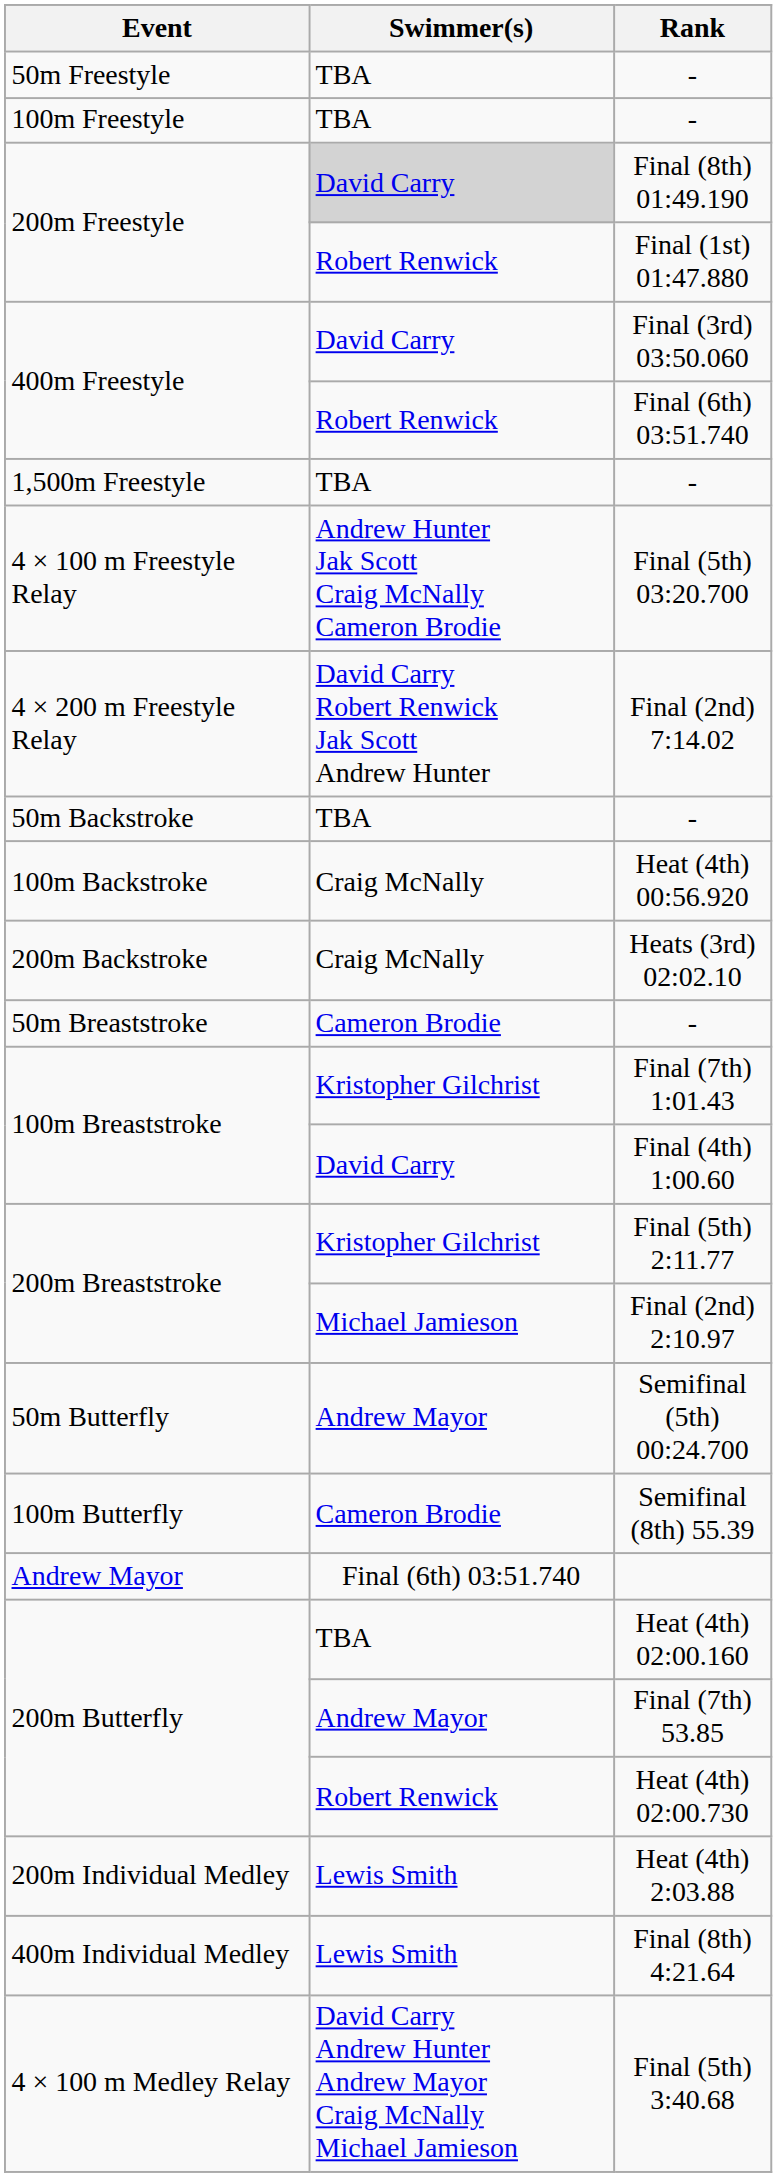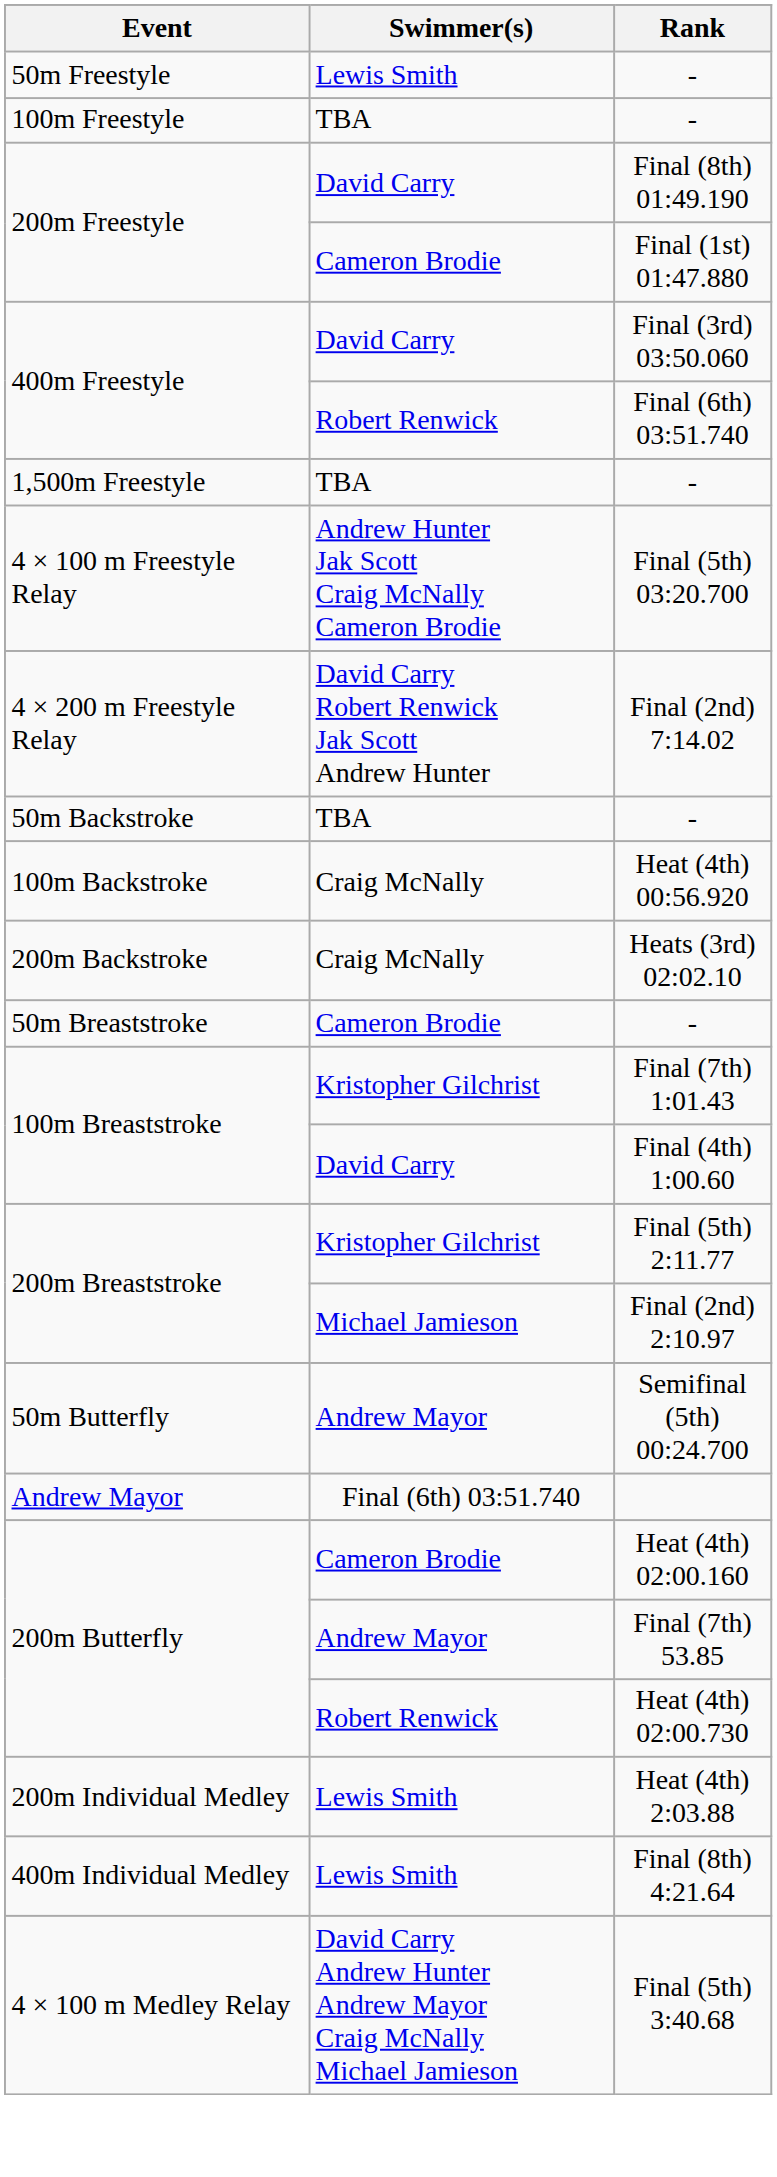(344, 74) TBA -> (387, 74) Lewis Smith
(385, 182) lightgrey background -> (385, 182) no background
(407, 261) Robert Renwick -> (408, 261) Cameron Brodie
- row: (97, 1513)
(344, 1638) TBA -> (408, 1559) Cameron Brodie
